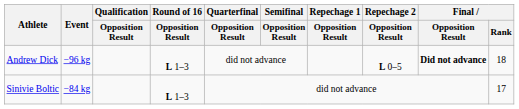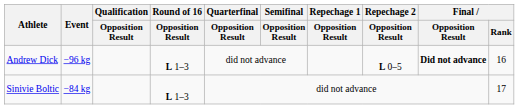(501, 60) 18 -> (501, 60) 16
